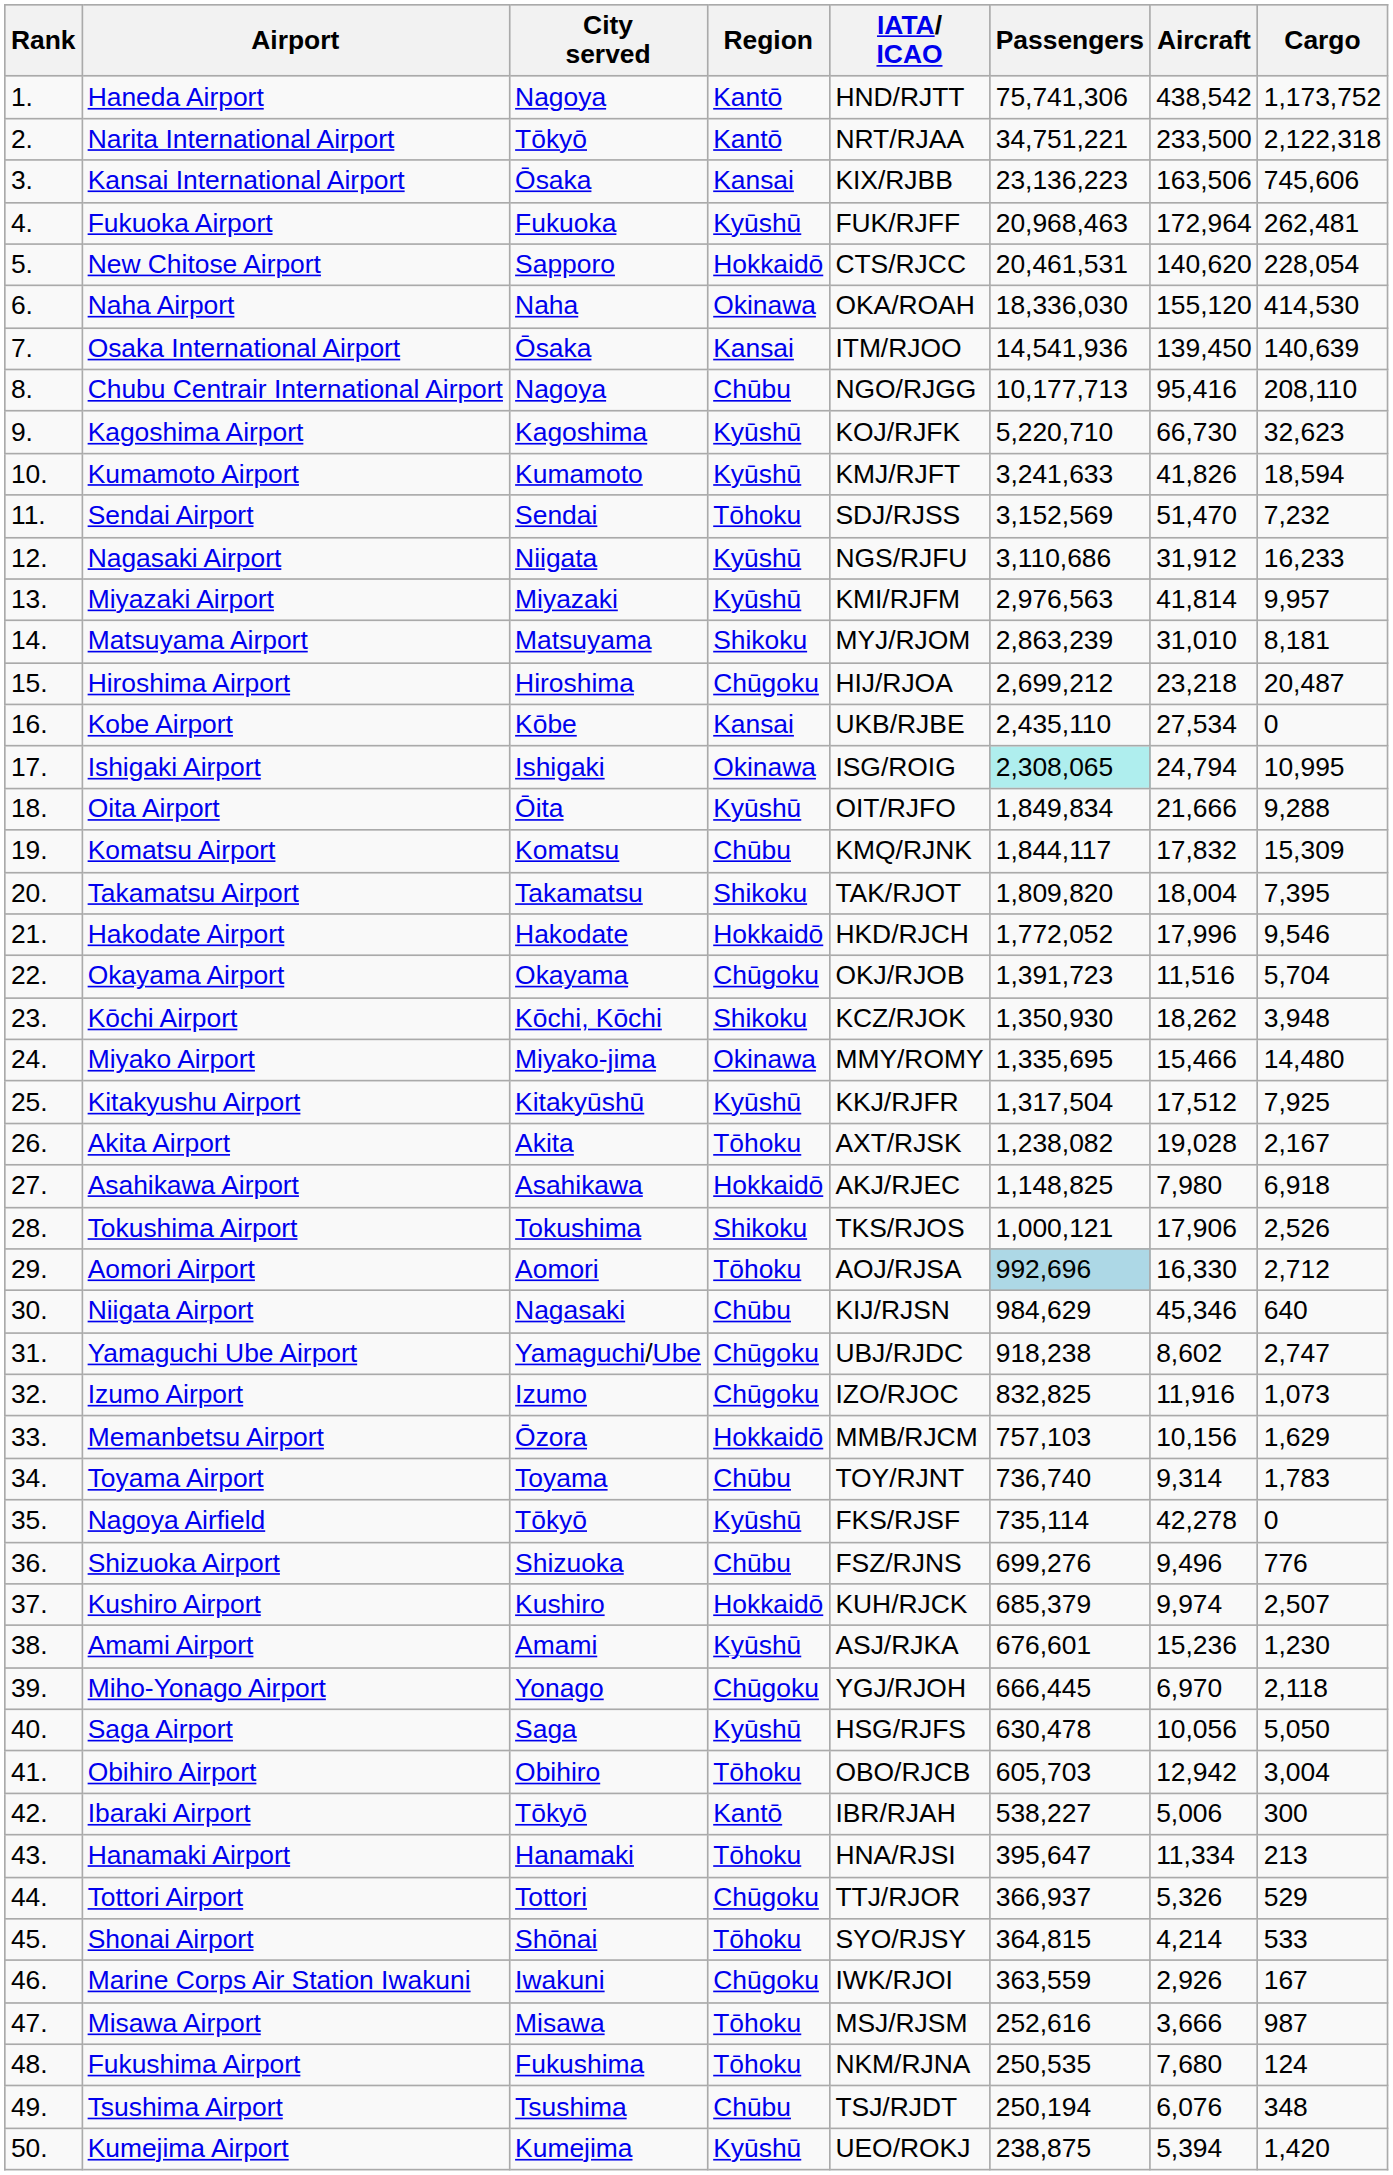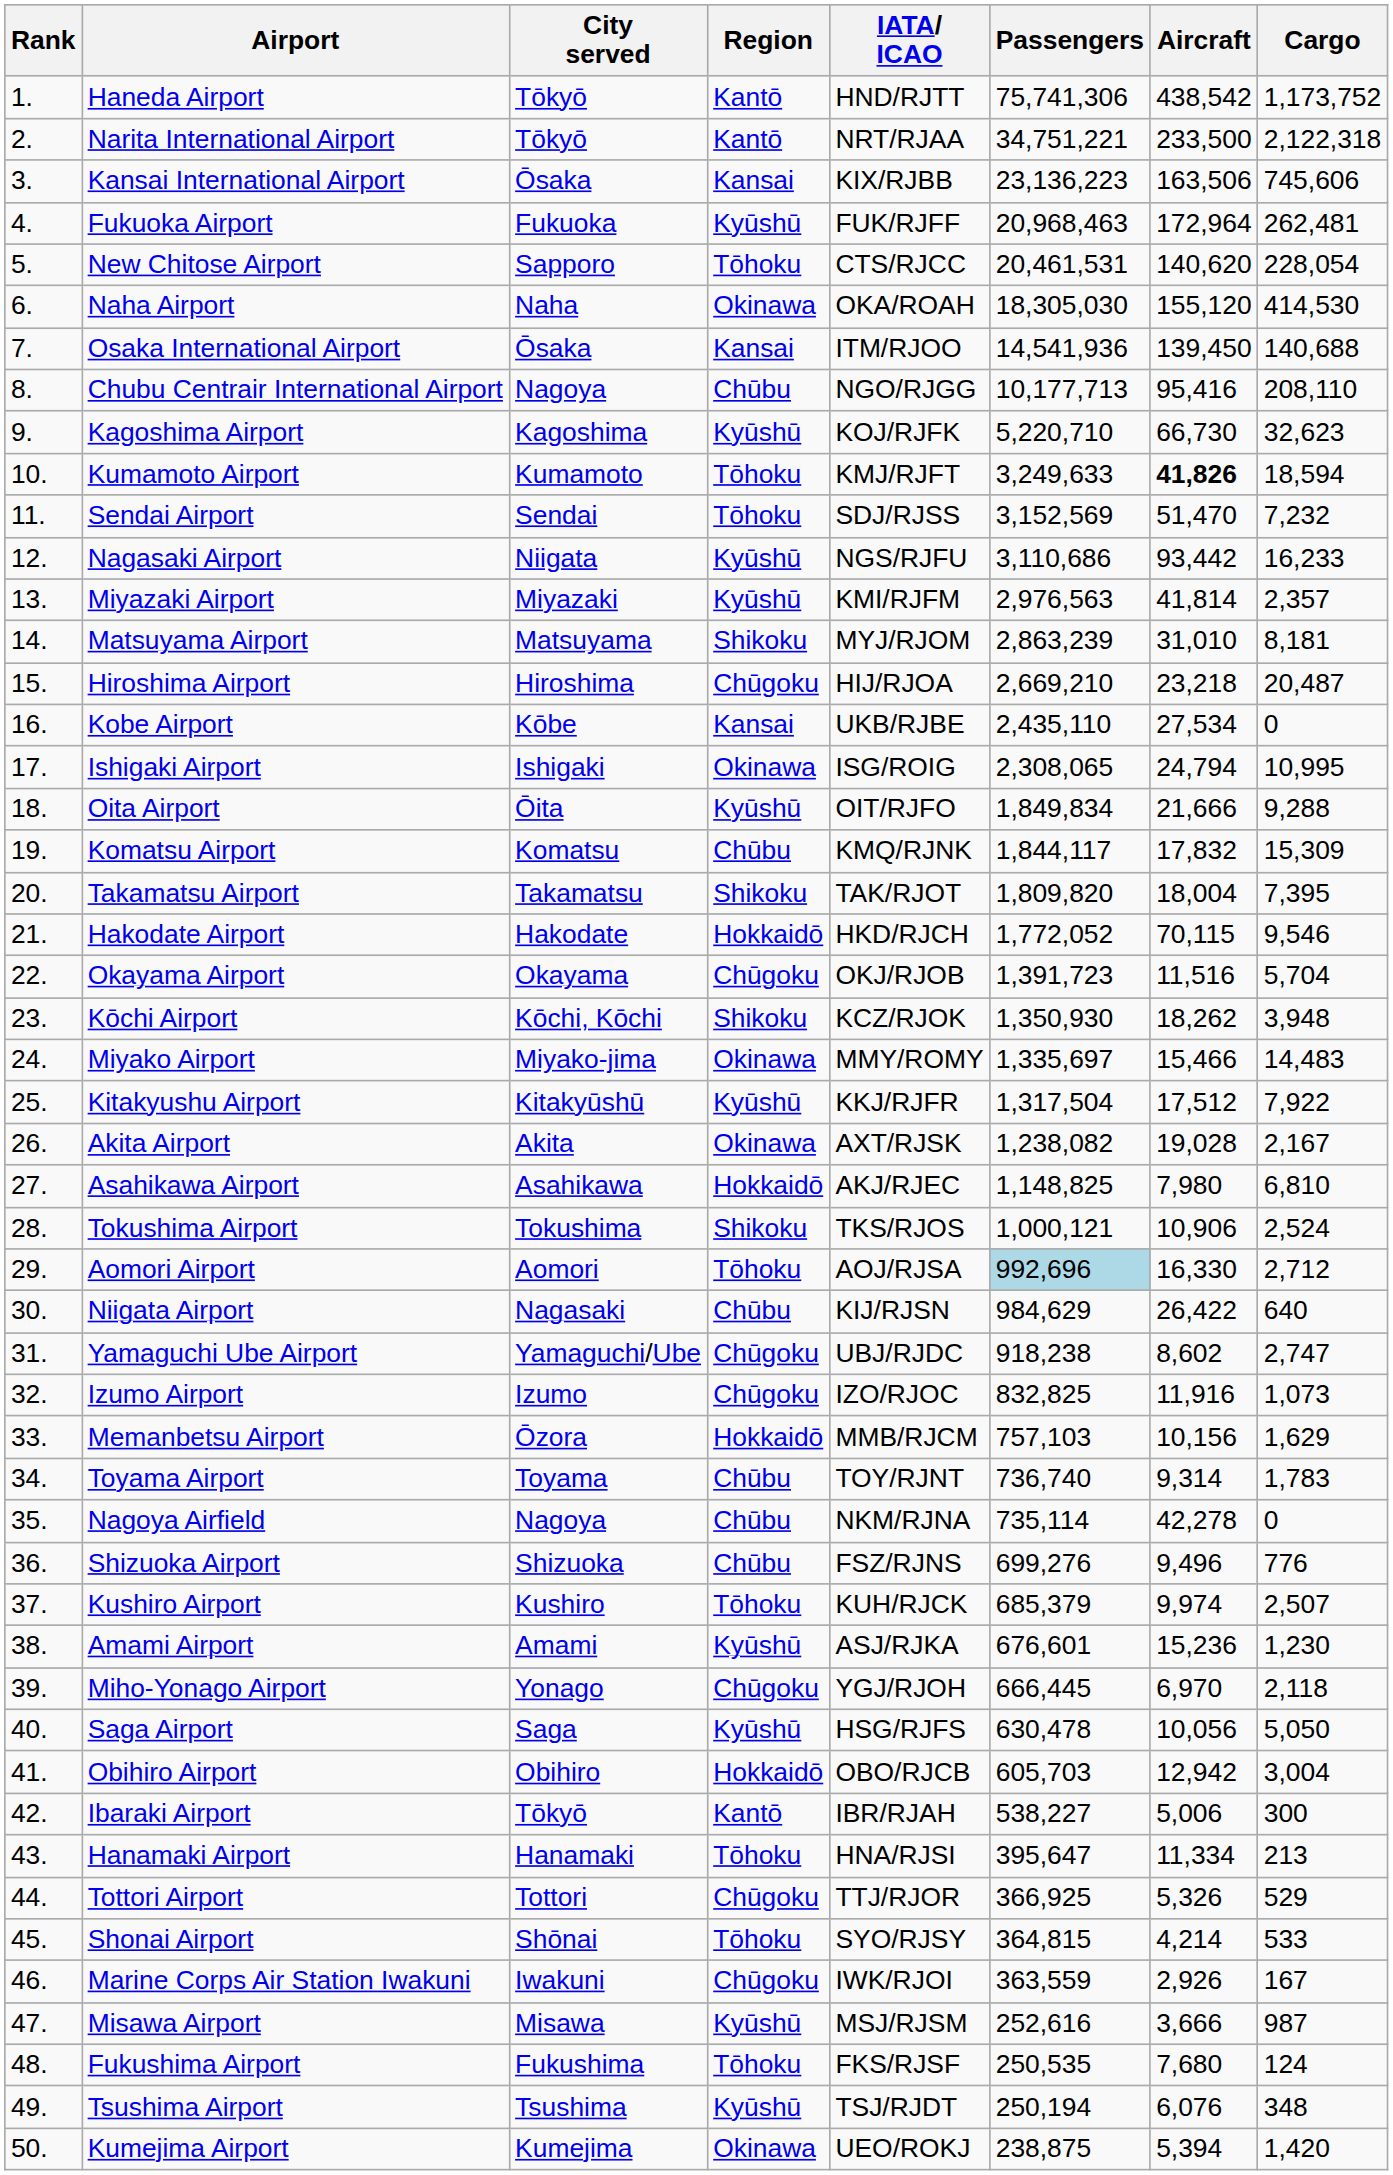(561, 97) Nagoya -> (551, 97) Tōkyō
(768, 264) Hokkaidō -> (757, 264) Tōhoku
(1062, 306) 18,336,030 -> (1062, 306) 18,305,030
(1311, 348) 140,639 -> (1311, 348) 140,688
(757, 473) Kyūshū -> (757, 473) Tōhoku
(1054, 473) 3,241,633 -> (1054, 473) 3,249,633
(1197, 473) normal -> (1197, 473) bold
(1197, 557) 31,912 -> (1197, 557) 93,442
(1297, 599) 9,957 -> (1297, 599) 2,357
(1054, 683) 2,699,212 -> (1054, 683) 2,669,210
(1054, 766) paleturquoise background -> (1054, 766) no background
(1197, 934) 17,996 -> (1196, 934) 70,115
(1054, 1059) 1,335,695 -> (1054, 1059) 1,335,697
(1304, 1059) 14,480 -> (1304, 1059) 14,483
(1297, 1101) 7,925 -> (1297, 1101) 7,922
(757, 1143) Tōhoku -> (765, 1143) Okinawa
(1297, 1185) 6,918 -> (1297, 1185) 6,810
(1197, 1227) 17,906 -> (1197, 1227) 10,906
(1297, 1227) 2,526 -> (1297, 1227) 2,524
(1197, 1311) 45,346 -> (1197, 1311) 26,422
(551, 1520) Tōkyō -> (561, 1520) Nagoya
(757, 1520) Kyūshū -> (752, 1520) Chūbu
(898, 1520) FKS/RJSF -> (903, 1520) NKM/RJNA
(768, 1604) Hokkaidō -> (757, 1604) Tōhoku
(757, 1771) Tōhoku -> (768, 1771) Hokkaidō
(1043, 1897) 366,937 -> (1043, 1897) 366,925
(757, 2022) Tōhoku -> (757, 2022) Kyūshū
(903, 2064) NKM/RJNA -> (898, 2064) FKS/RJSF
(752, 2106) Chūbu -> (757, 2106) Kyūshū
(757, 2148) Kyūshū -> (765, 2148) Okinawa
